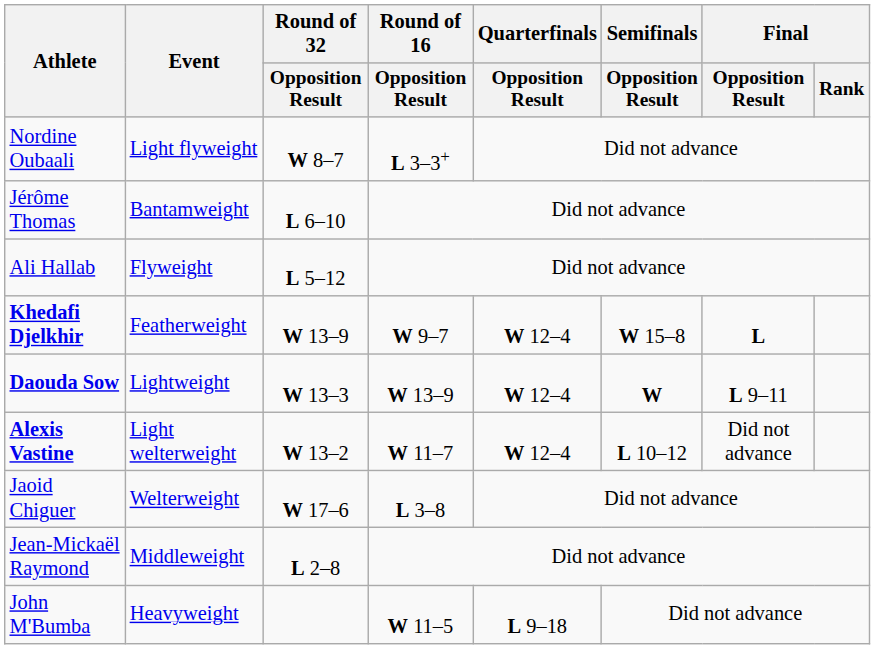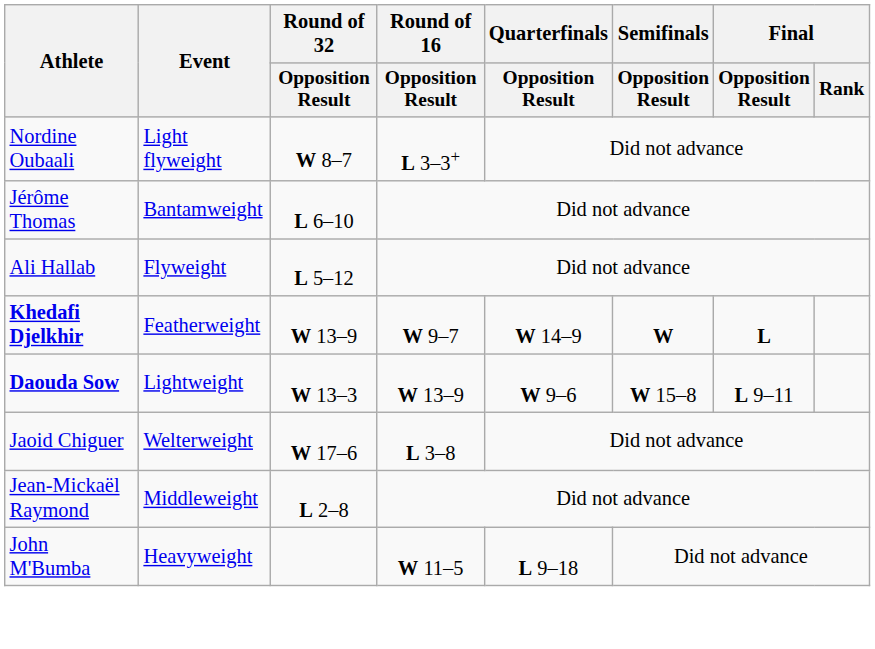(537, 337) W 12–4 -> (548, 337) W 14–9
(652, 337) W 15–8 -> (663, 337) W
(537, 395) W 12–4 -> (548, 395) W 9–6
(652, 395) W -> (663, 395) W 15–8
- row: (41, 441)
